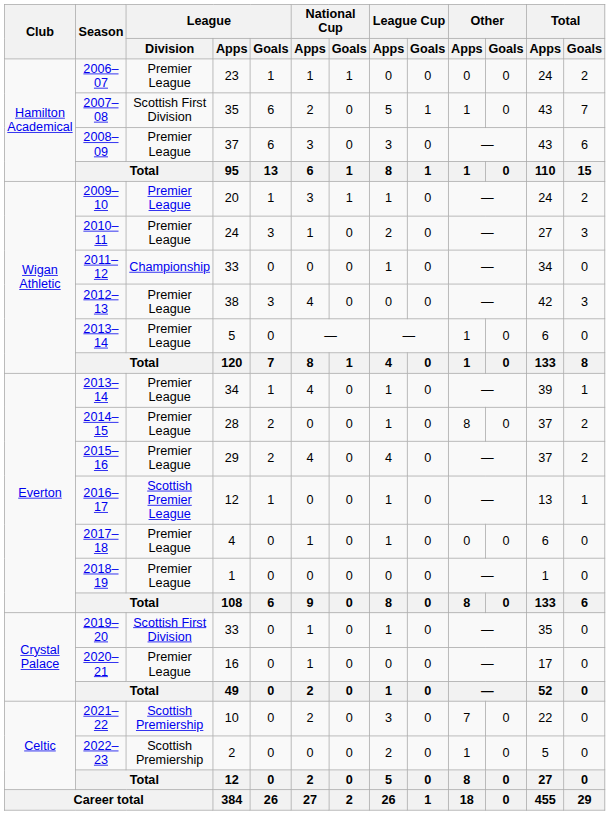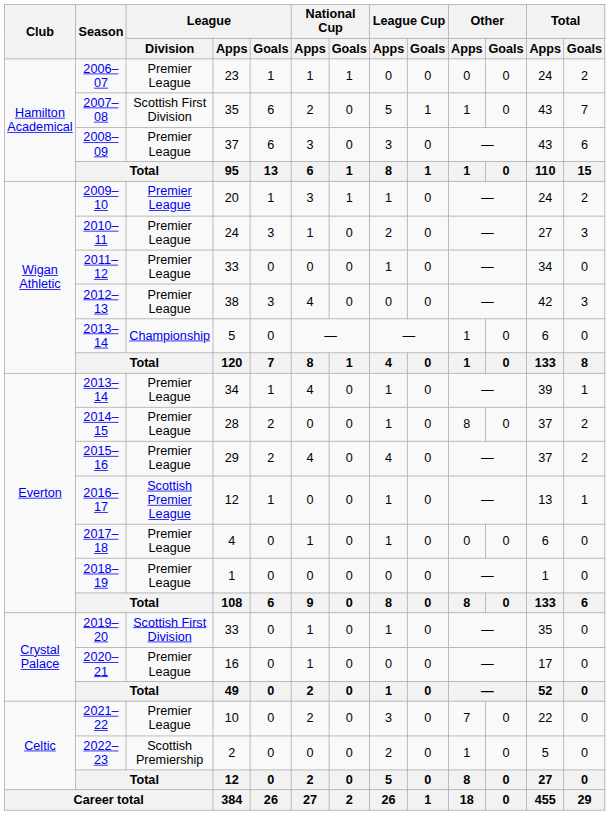(170, 267) Championship -> (170, 267) Premier League
(170, 335) Premier League -> (170, 335) Championship
(170, 718) Scottish Premiership -> (170, 718) Premier League
